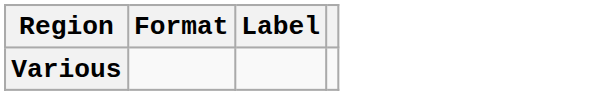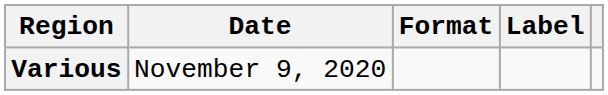+ column: (260, 26)
